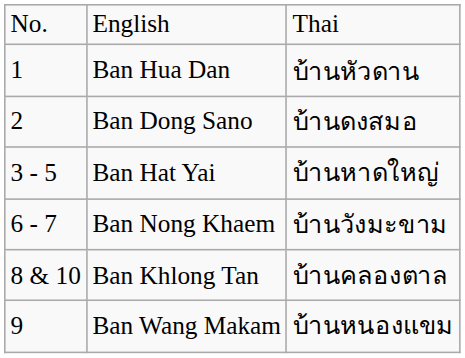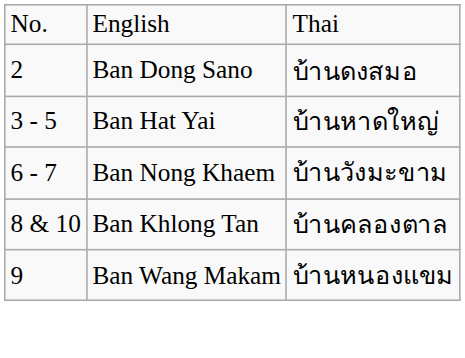- row: (161, 70)
